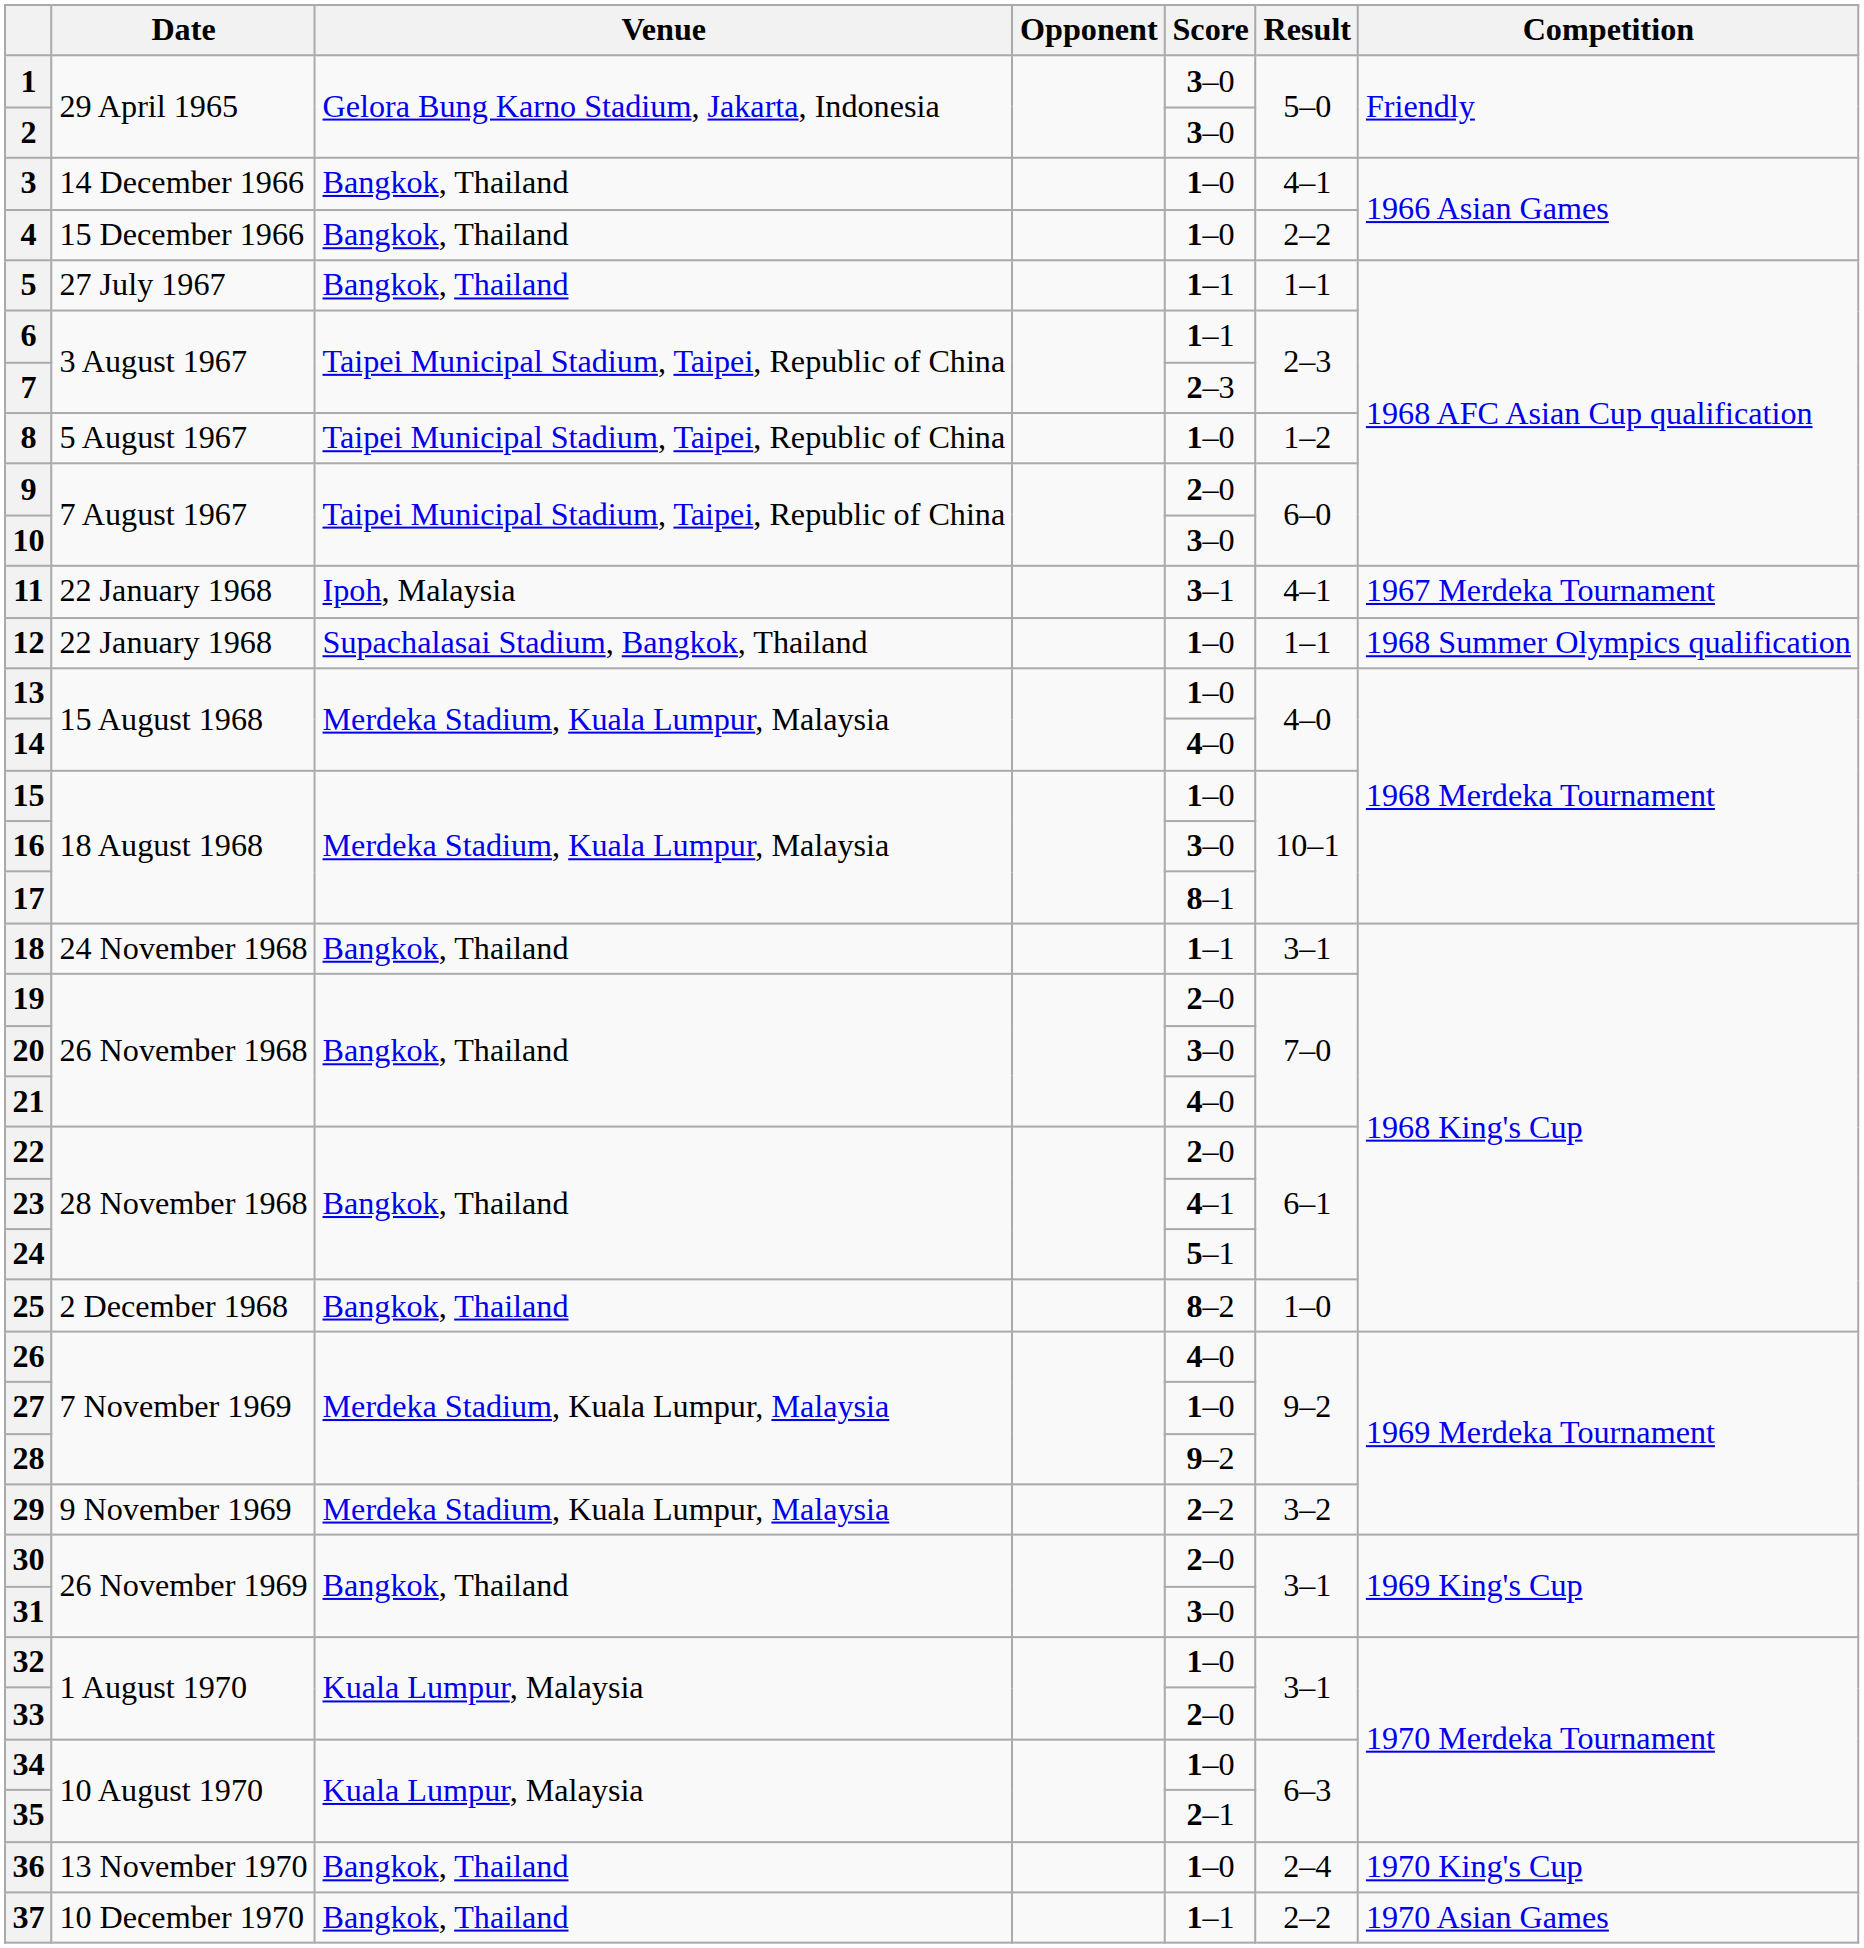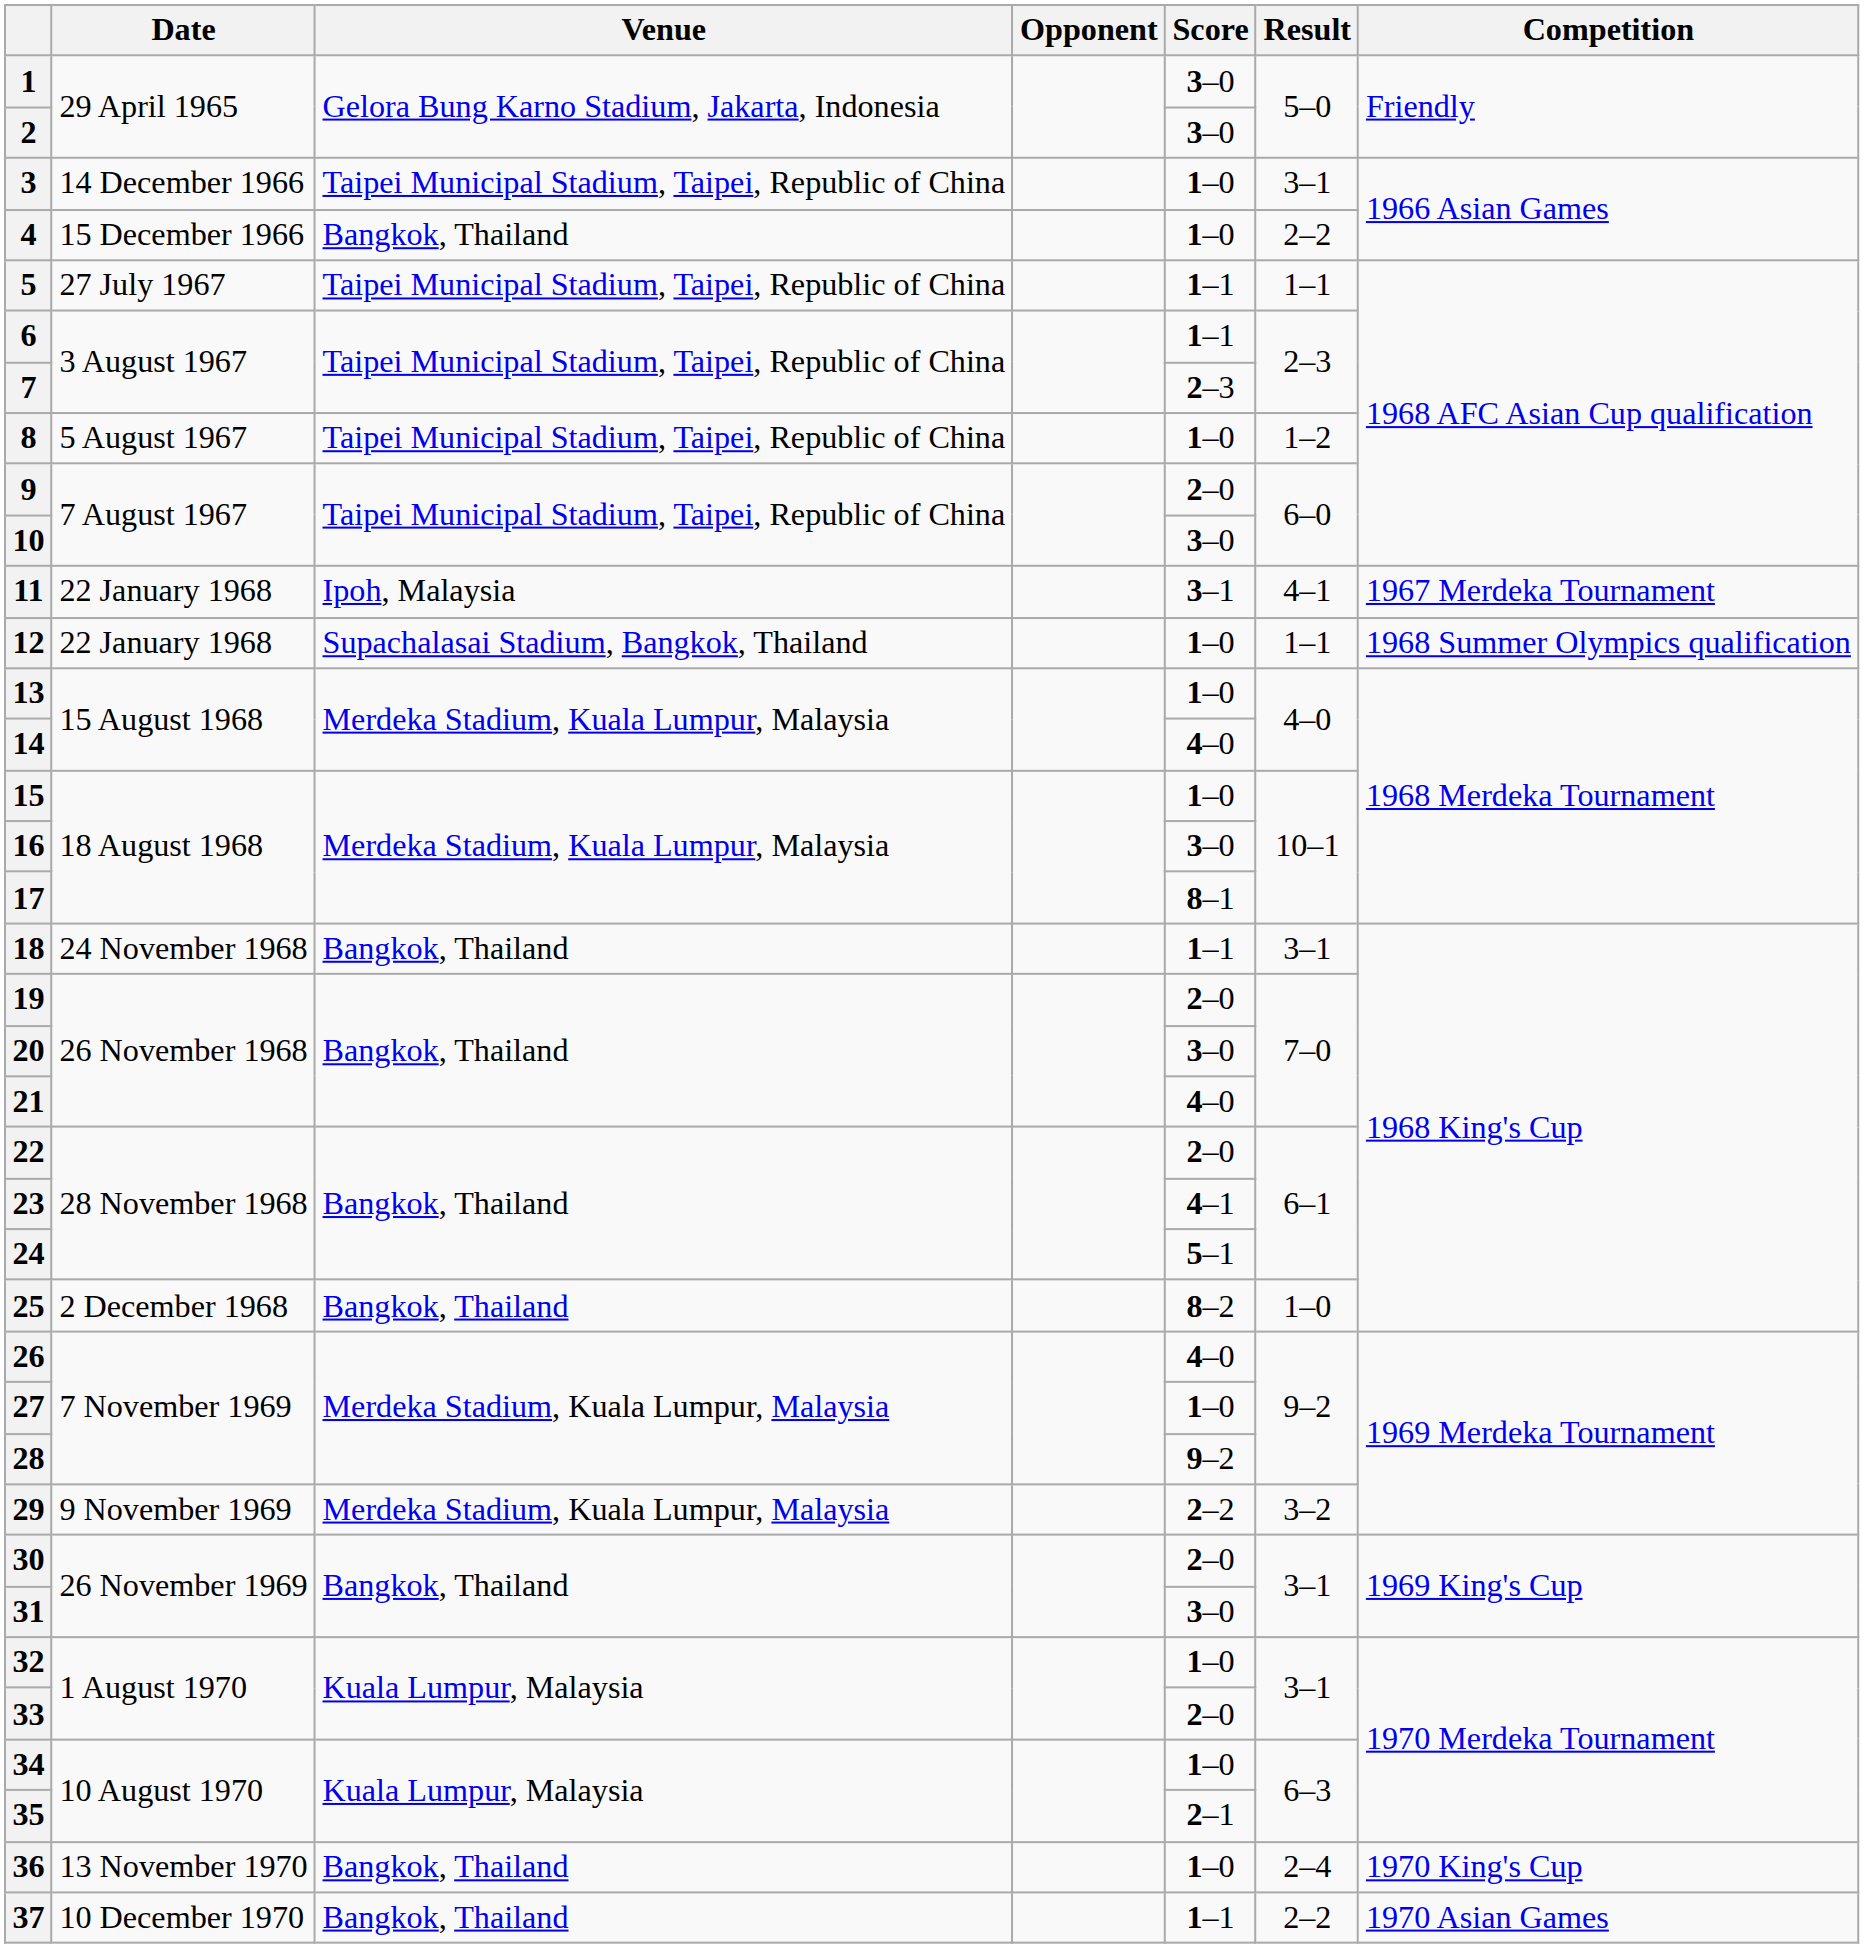(445, 183) Bangkok, Thailand -> (664, 183) Taipei Municipal Stadium, Taipei, Republic of China
(1307, 183) 4–1 -> (1307, 183) 3–1
(446, 285) Bangkok, Thailand -> (664, 285) Taipei Municipal Stadium, Taipei, Republic of China
